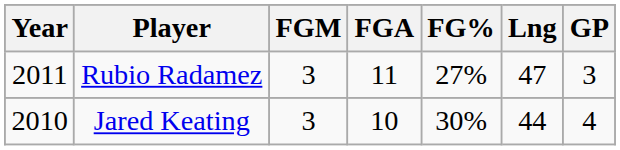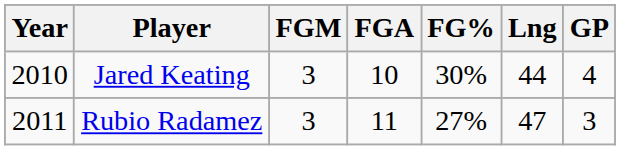rows swapped: (172, 121) <-> (172, 74)
